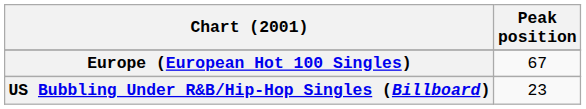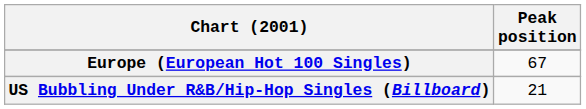(537, 90) 23 -> (537, 90) 21
